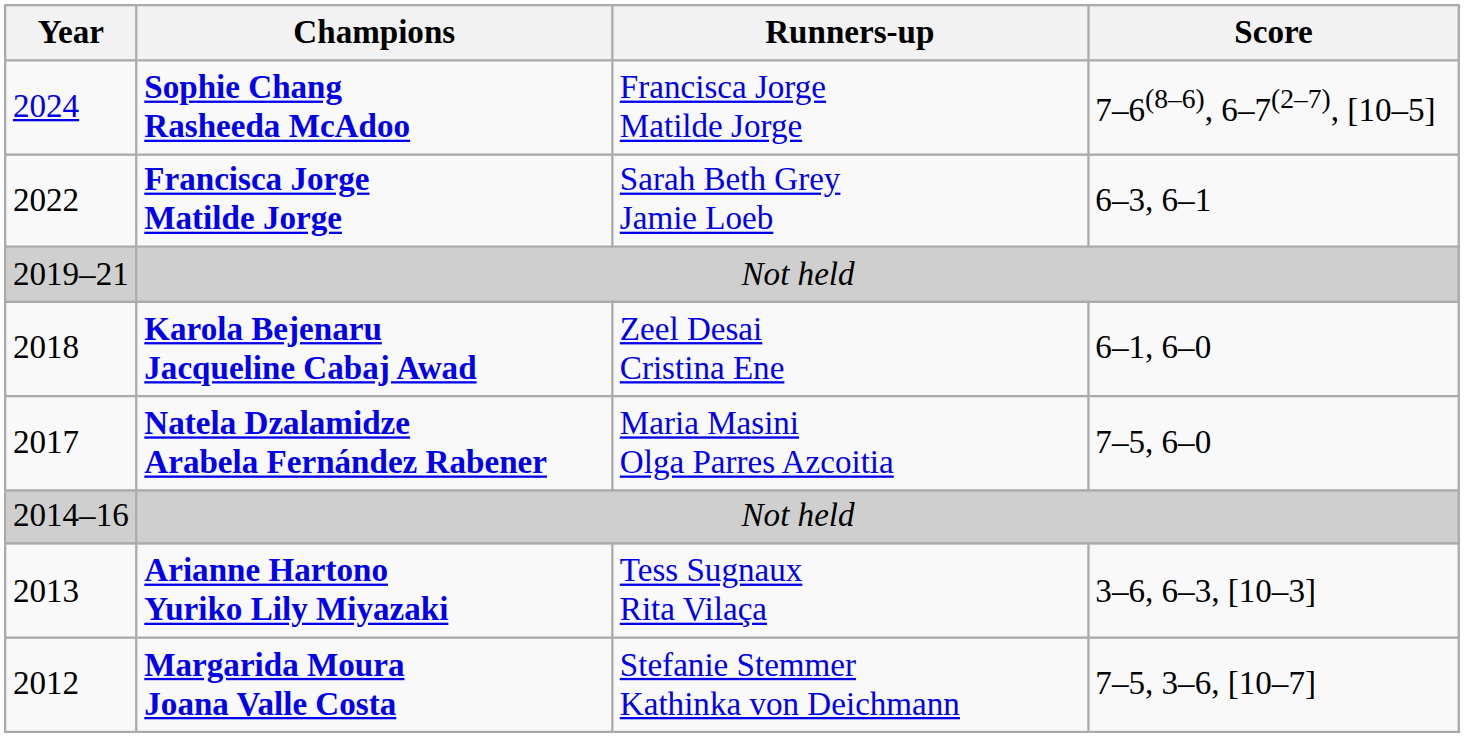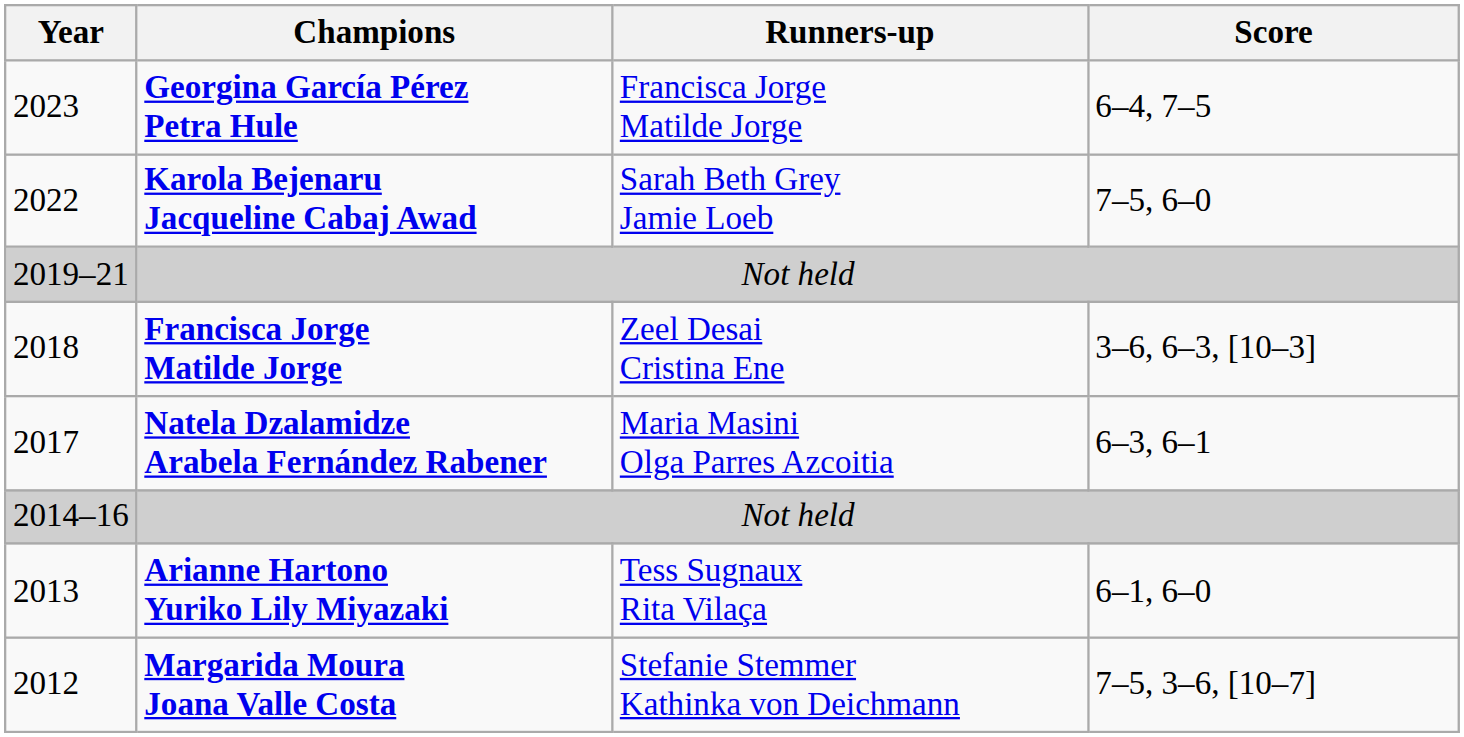- row: (46, 106)
+ row: (46, 106)
(257, 200) Francisca Jorge Matilde Jorge -> (310, 200) Karola Bejenaru Jacqueline Cabaj Awad
(1153, 200) 6–3, 6–1 -> (1153, 200) 7–5, 6–0
(310, 348) Karola Bejenaru Jacqueline Cabaj Awad -> (257, 348) Francisca Jorge Matilde Jorge
(1153, 348) 6–1, 6–0 -> (1206, 348) 3–6, 6–3, [10–3]
(1153, 442) 7–5, 6–0 -> (1153, 442) 6–3, 6–1
(1206, 590) 3–6, 6–3, [10–3] -> (1153, 590) 6–1, 6–0
